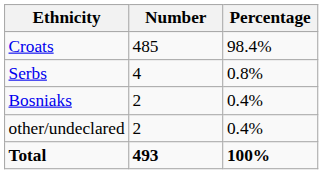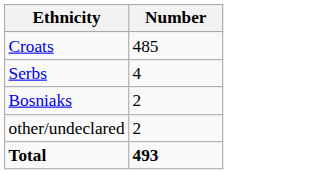- column: (270, 18)
